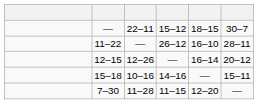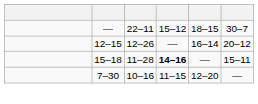- row: (108, 44)
(140, 75) 10–16 -> (140, 60) 11–28
(173, 75) normal -> (173, 60) bold
(140, 91) 11–28 -> (140, 75) 10–16
